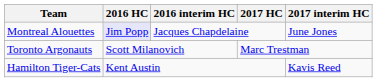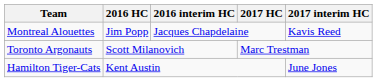(127, 31) lavender background -> (127, 31) no background
(312, 31) June Jones -> (314, 31) Kavis Reed
(314, 67) Kavis Reed -> (312, 67) June Jones
